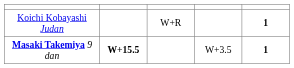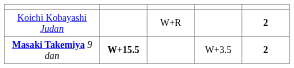(266, 23) 1 -> (266, 23) 2
(266, 50) 1 -> (266, 50) 2
